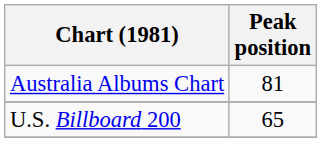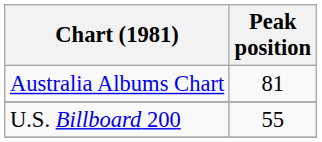(273, 119) 65 -> (273, 119) 55
